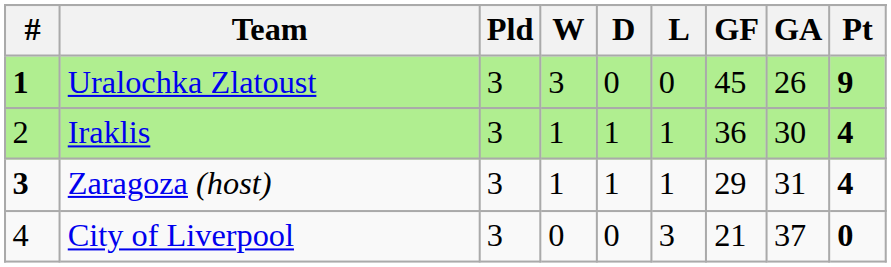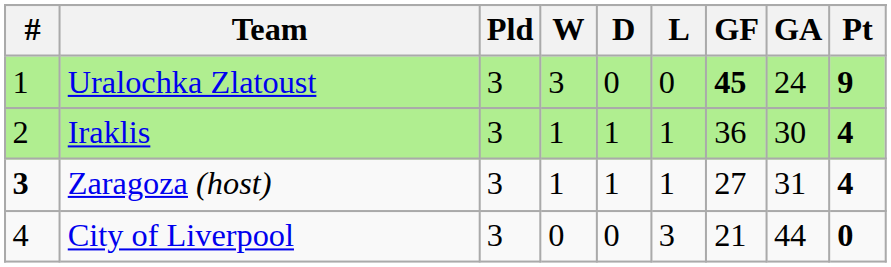(21, 81) bold -> (21, 81) normal
(730, 81) normal -> (730, 81) bold
(790, 81) 26 -> (790, 81) 24
(730, 183) 29 -> (730, 183) 27
(790, 235) 37 -> (790, 235) 44
